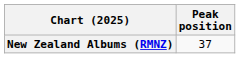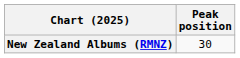(205, 44) 37 -> (205, 44) 30
